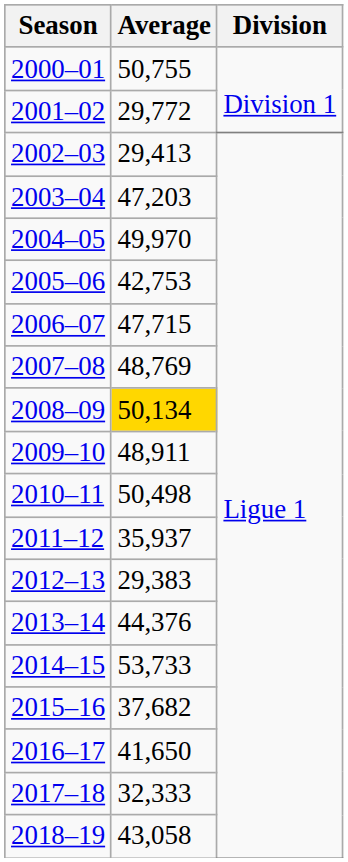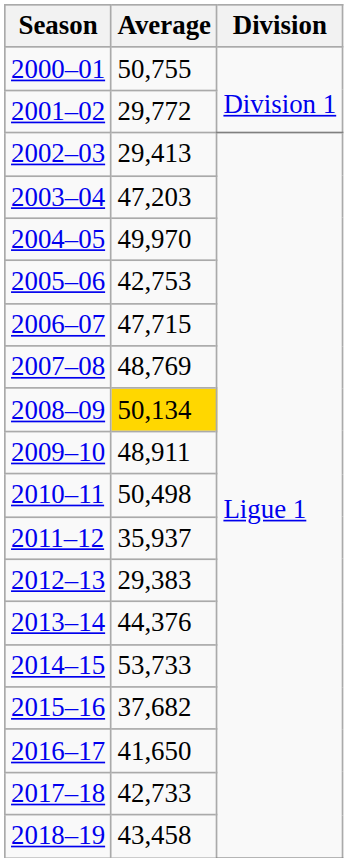(154, 793) 32,333 -> (154, 793) 42,733
(154, 835) 43,058 -> (154, 835) 43,458
